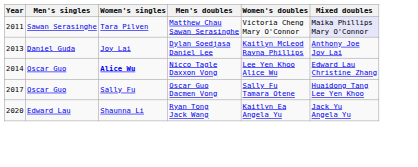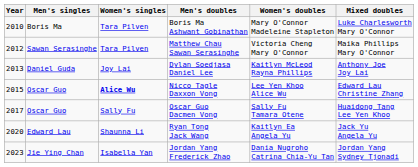+ row: (209, 27)
(15, 27) 2011 -> (15, 47) 2012
(342, 27) lavender background -> (368, 47) no background
(15, 68) 2014 -> (15, 89) 2015
+ row: (200, 152)
